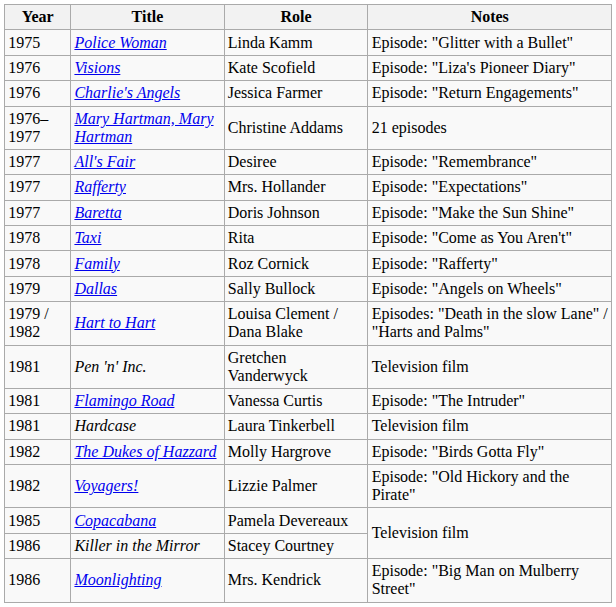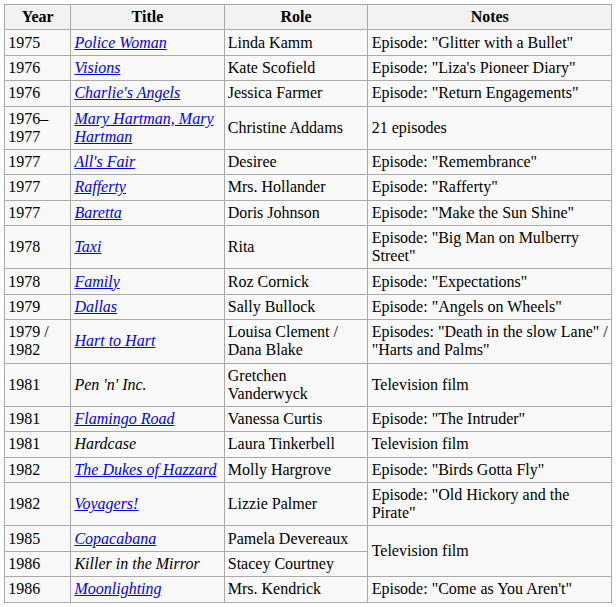(450, 187) Episode: "Expectations" -> (435, 187) Episode: "Rafferty"
(472, 238) Episode: "Come as You Aren't" -> (475, 247) Episode: "Big Man on Mulberry Street"
(435, 263) Episode: "Rafferty" -> (450, 281) Episode: "Expectations"
(475, 580) Episode: "Big Man on Mulberry Street" -> (472, 589) Episode: "Come as You Aren't"
